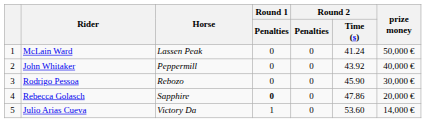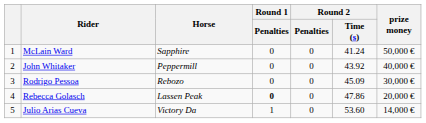(180, 52) Lassen Peak -> (173, 52) Sapphire
(354, 81) 45.90 -> (354, 81) 45.09
(173, 96) Sapphire -> (180, 96) Lassen Peak
